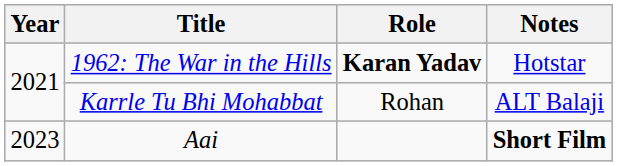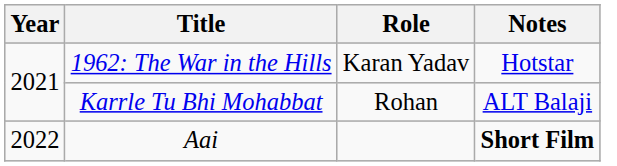(412, 62) bold -> (406, 62) normal
(35, 140) 2023 -> (35, 140) 2022
